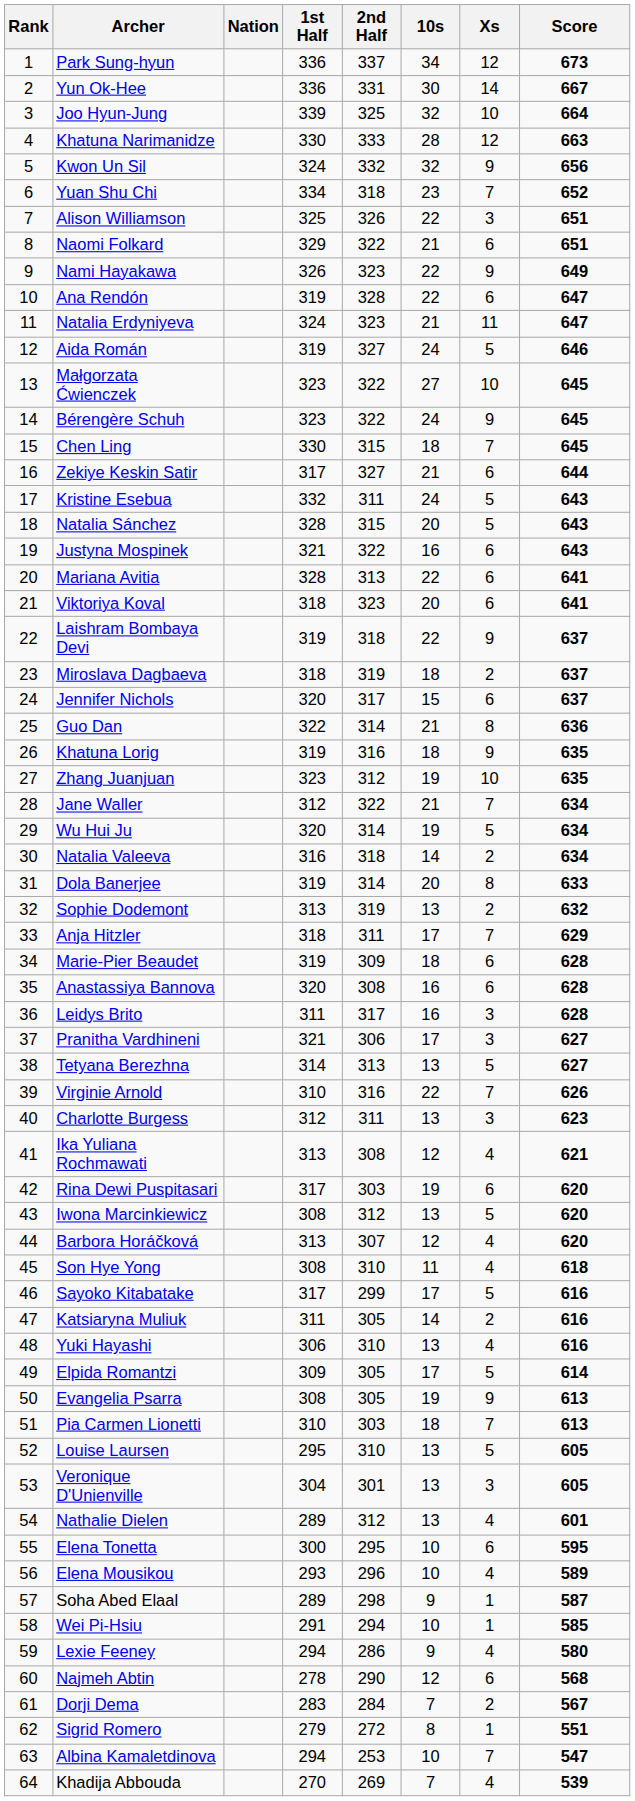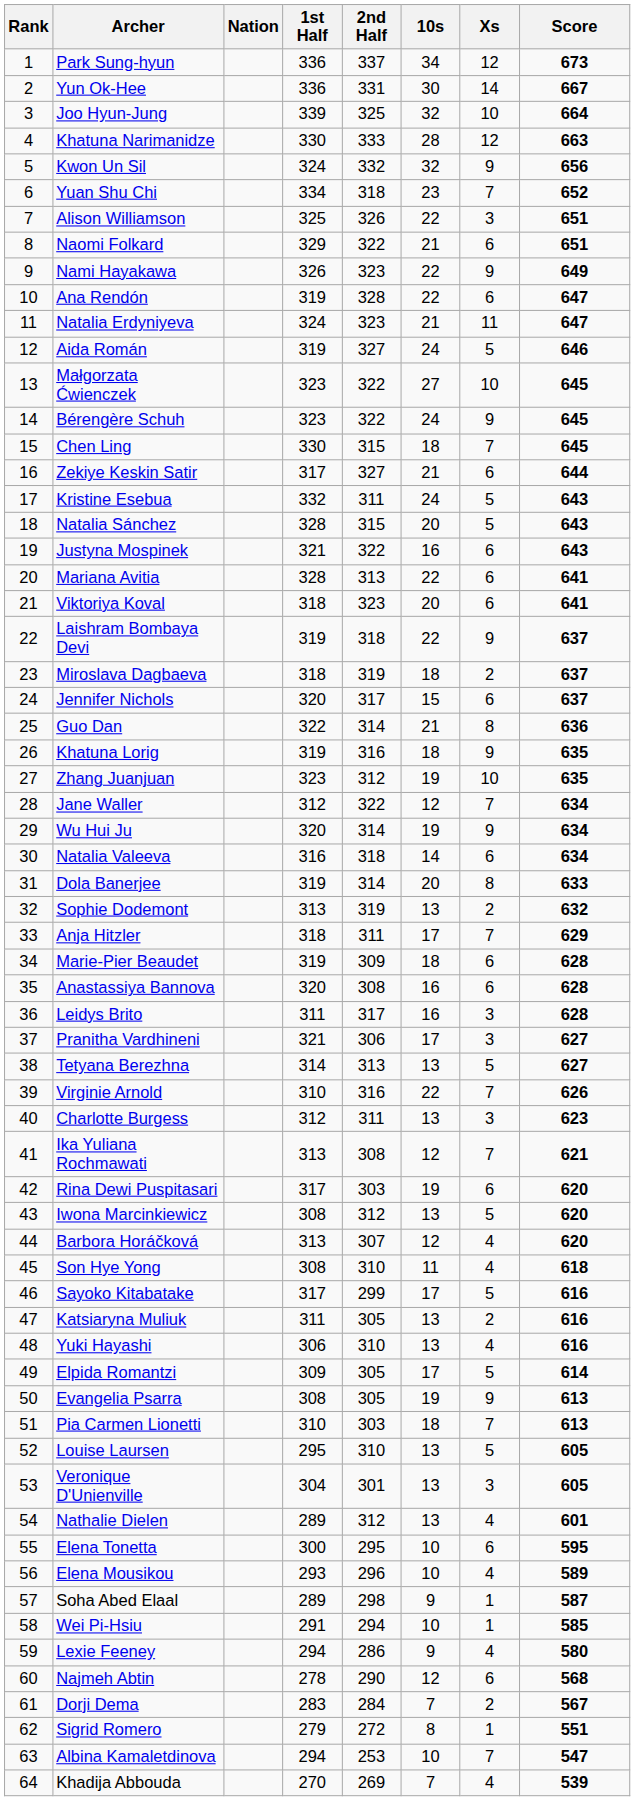(430, 805) 21 -> (430, 805) 12
(490, 831) 5 -> (490, 831) 9
(490, 857) 2 -> (490, 857) 6
(490, 1154) 4 -> (490, 1154) 7
(430, 1320) 14 -> (430, 1320) 13
